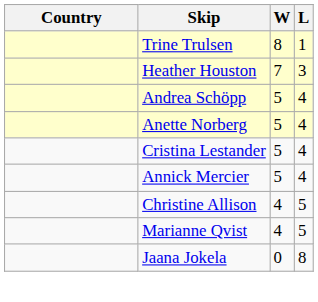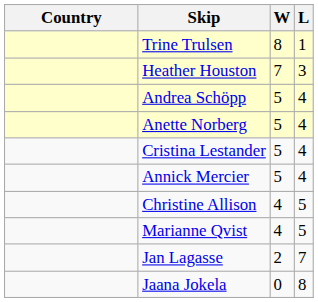+ row: (182, 257)
